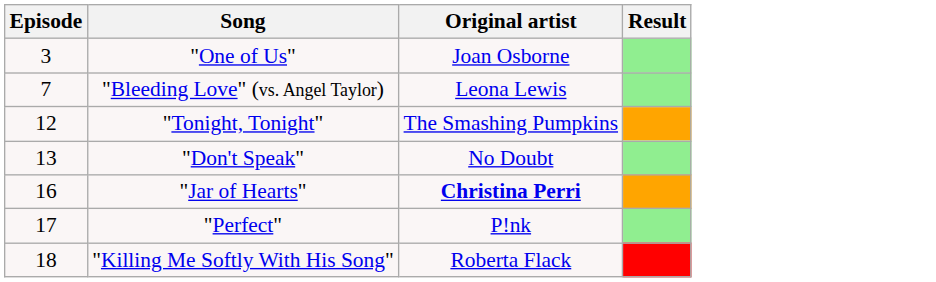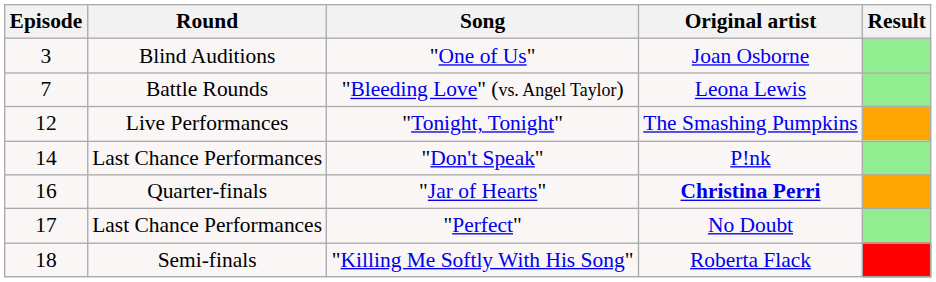+ column: (207, 21)
(46, 157) 13 -> (46, 157) 14
(511, 157) No Doubt -> (750, 157) P!nk
(511, 225) P!nk -> (750, 225) No Doubt
